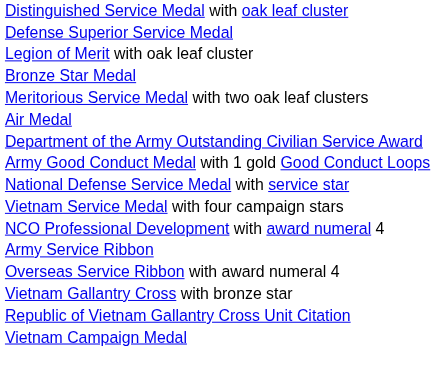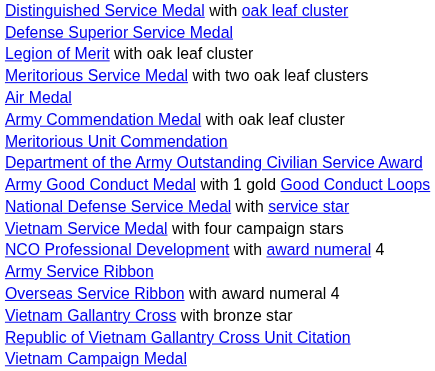- row: (71, 76)
+ row: (175, 119)
+ row: (116, 141)
